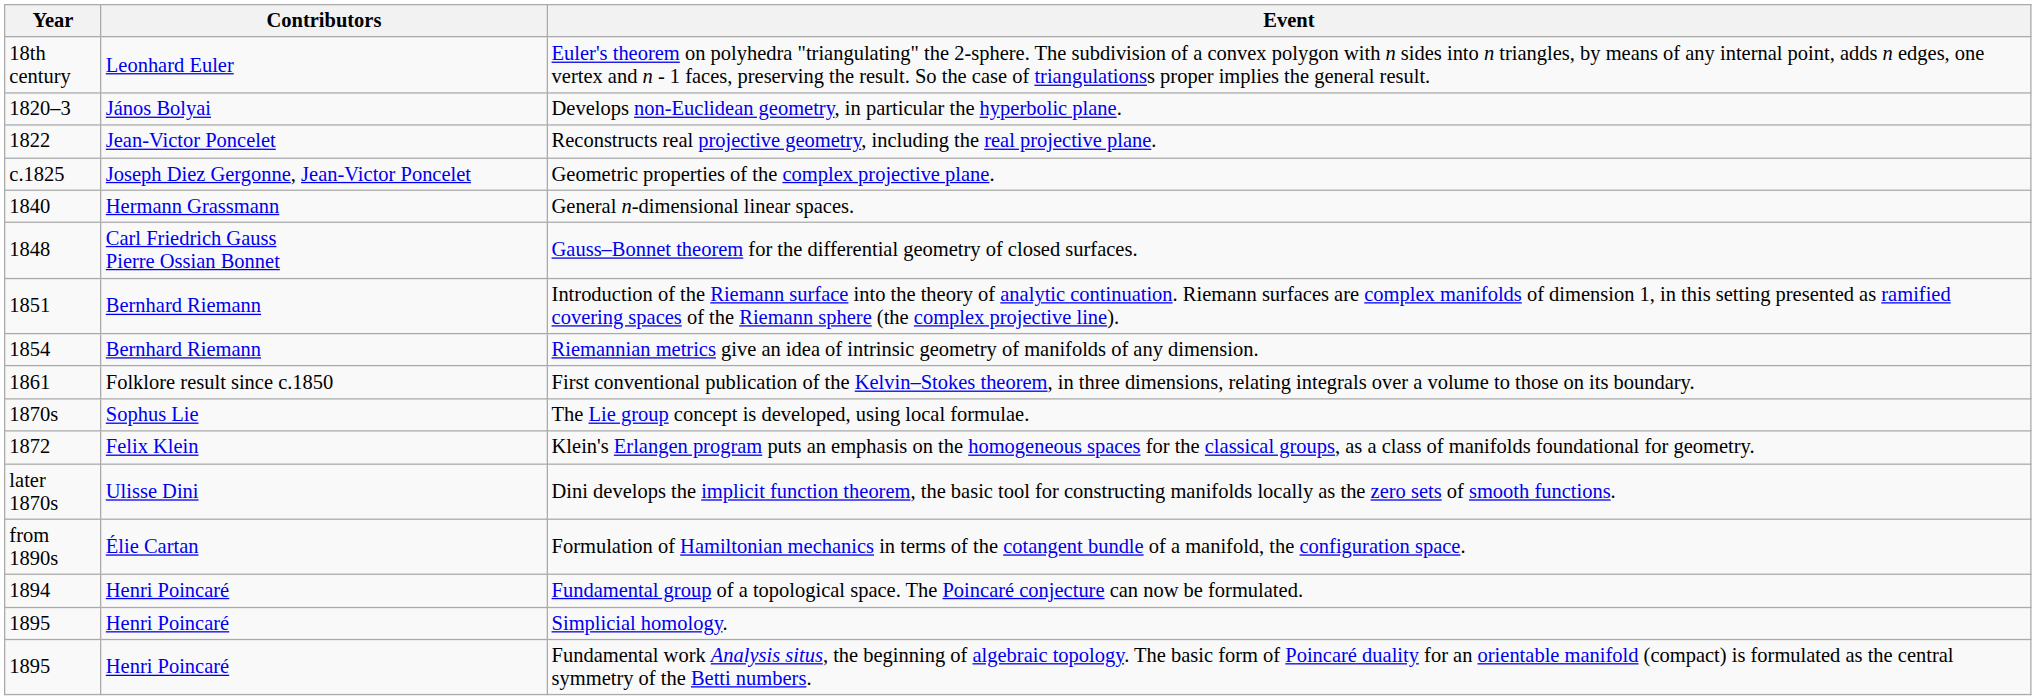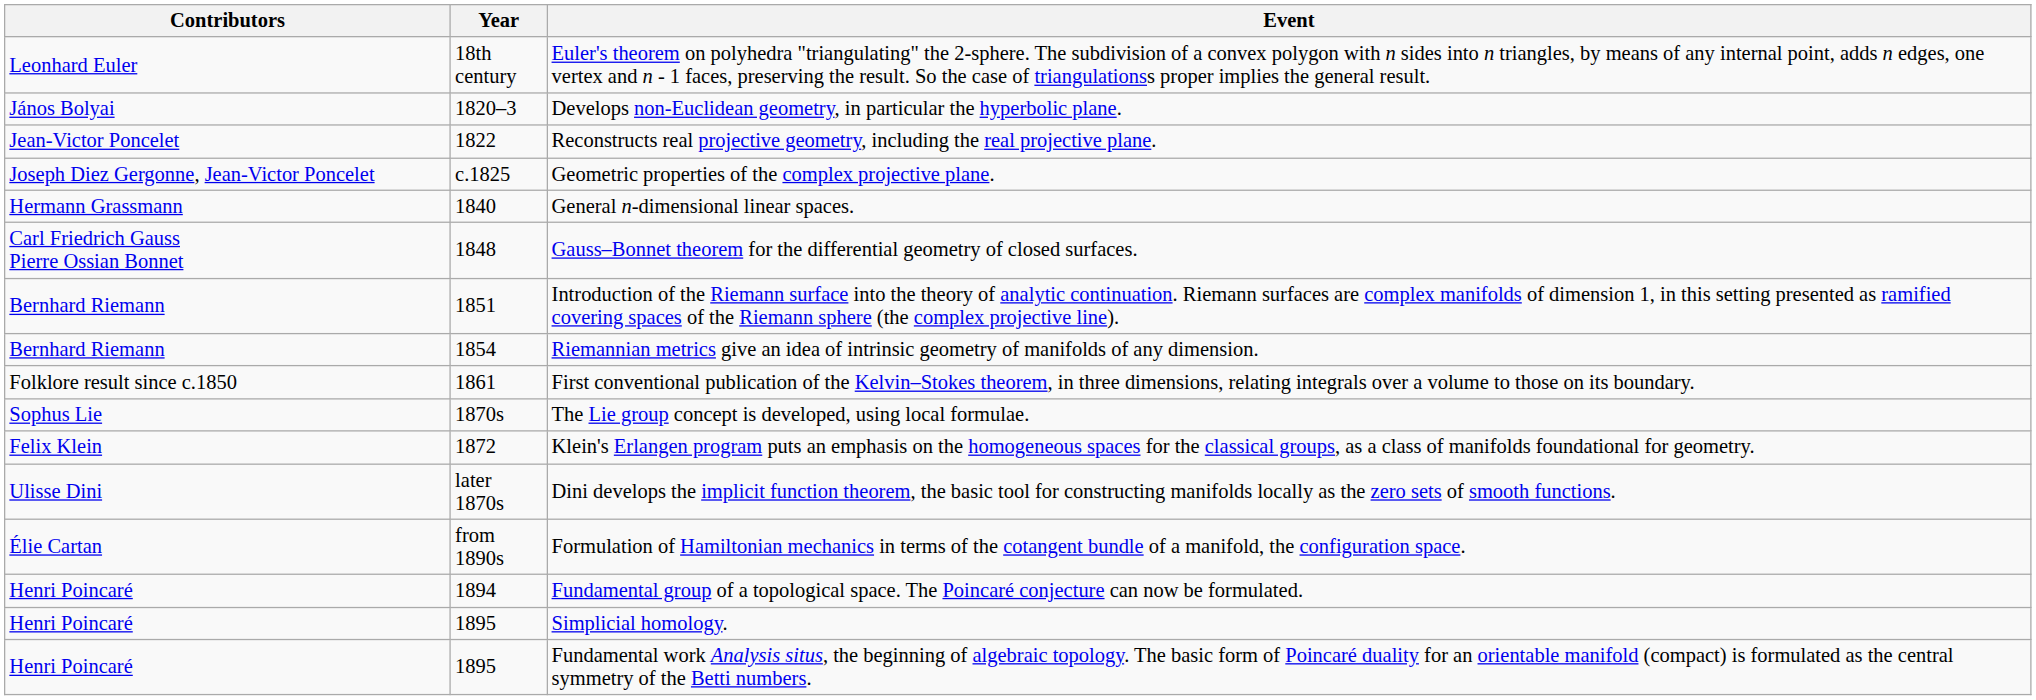columns swapped: (53, 20) <-> (324, 20)
